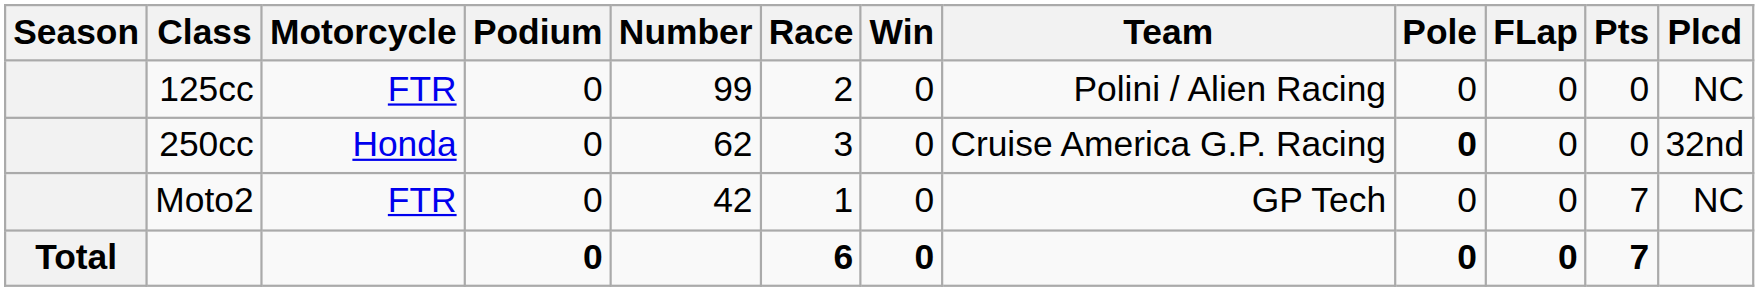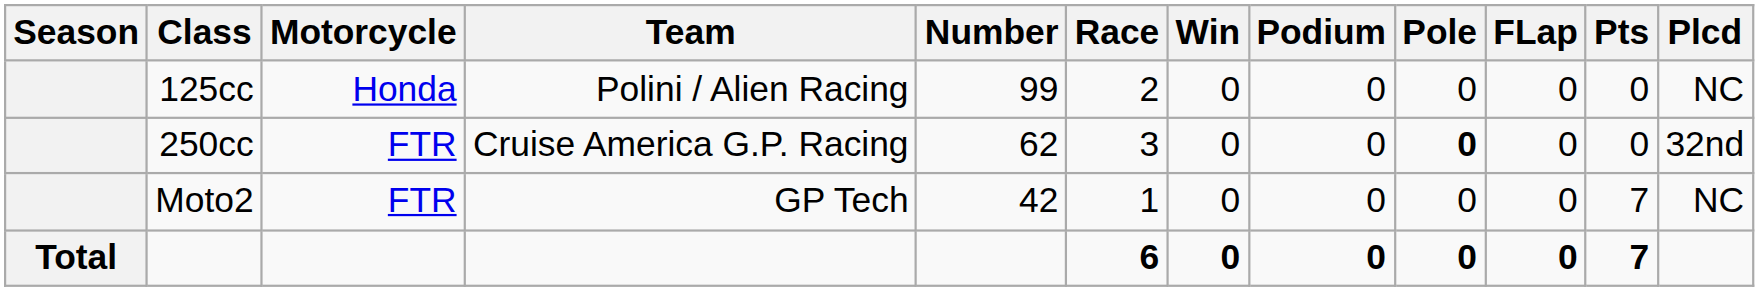columns swapped: (1168, 32) <-> (538, 32)
(422, 88) FTR -> (404, 88) Honda
(404, 144) Honda -> (422, 144) FTR
